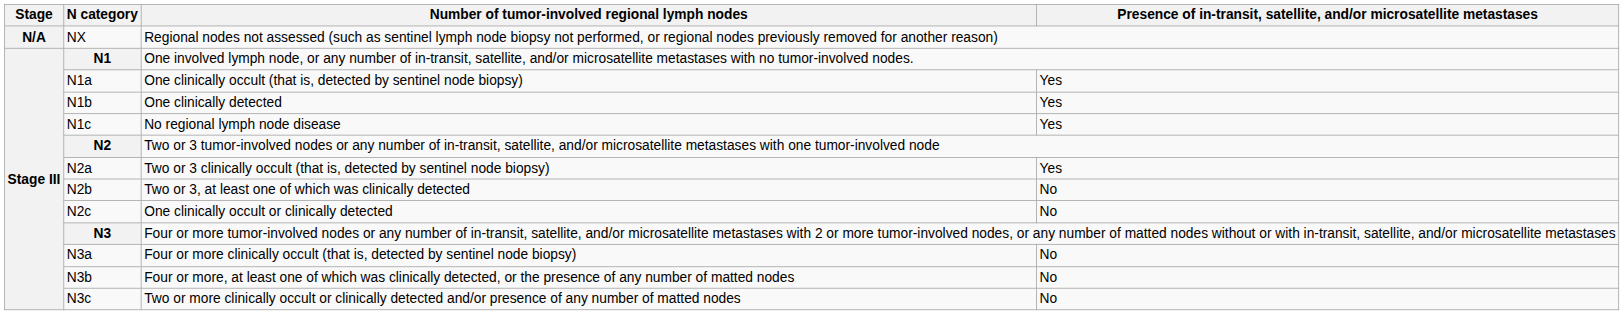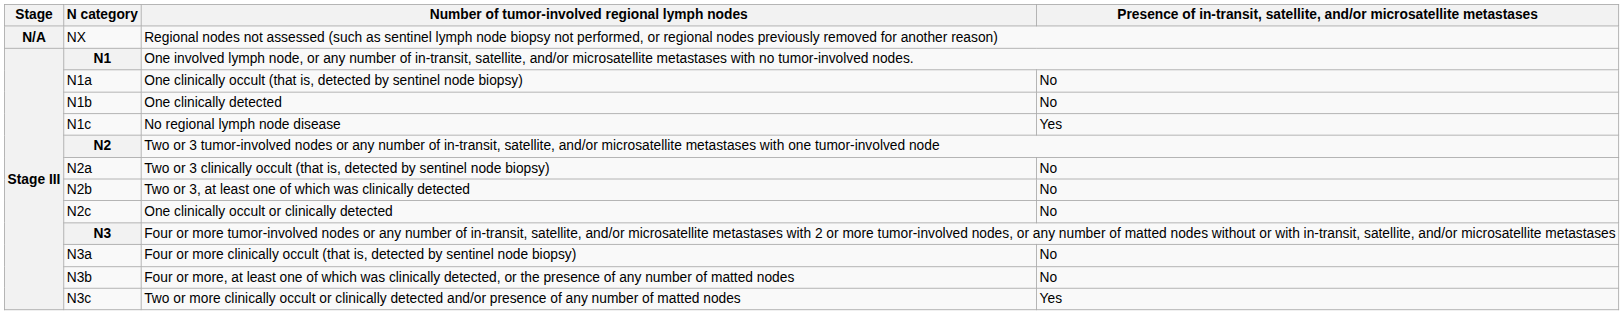(1051, 80) Yes -> (1048, 80) No
(1051, 102) Yes -> (1048, 102) No
(1051, 168) Yes -> (1048, 168) No
(1048, 299) No -> (1051, 299) Yes
